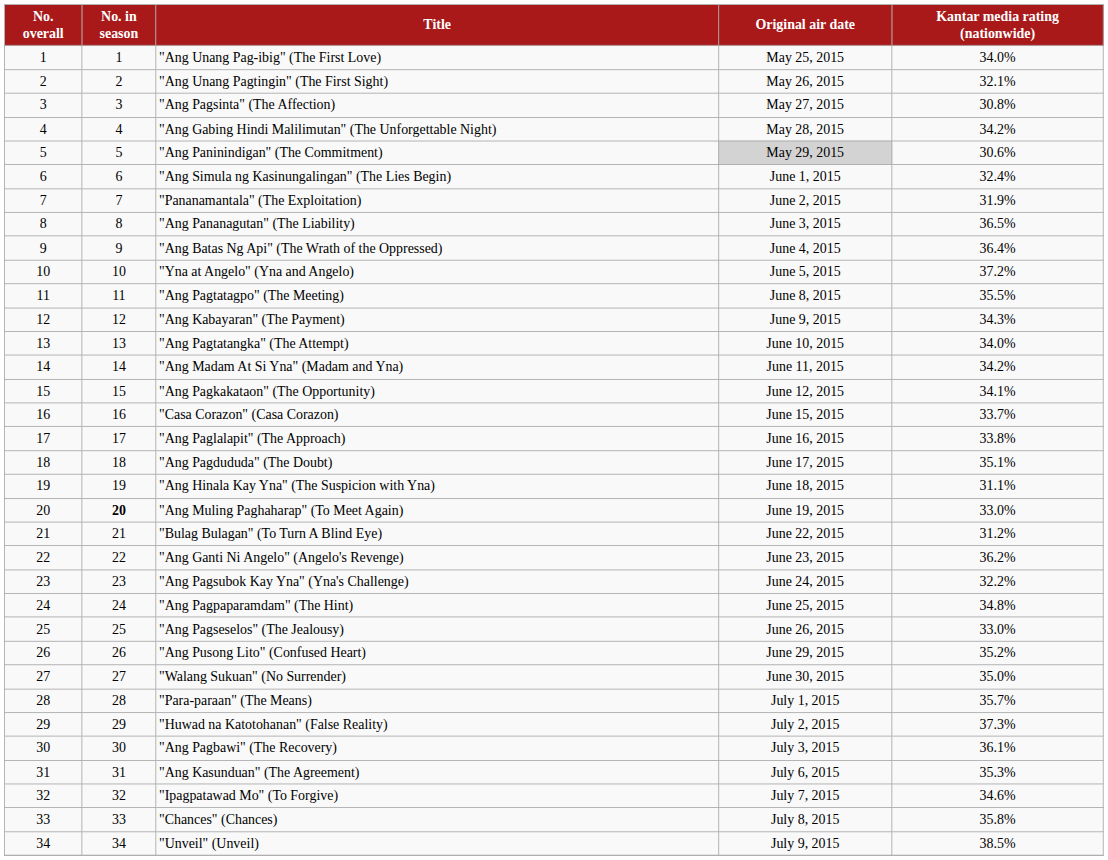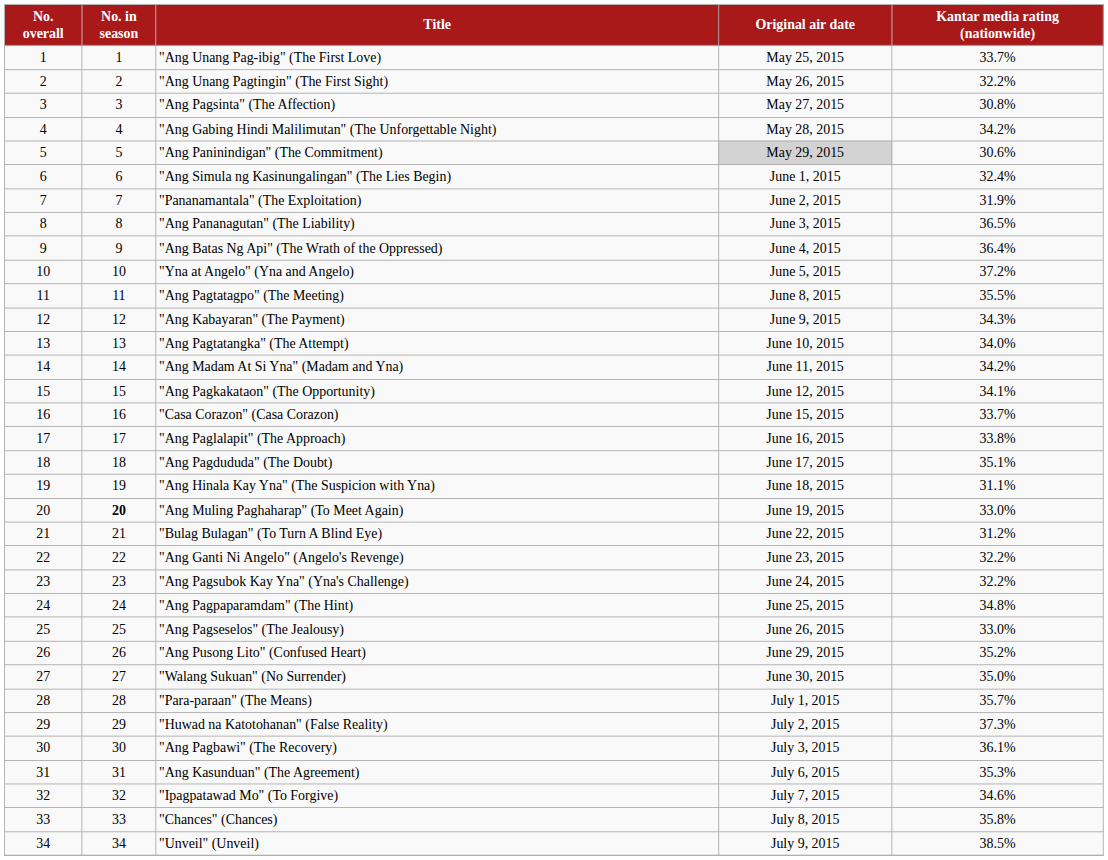(998, 57) 34.0% -> (998, 57) 33.7%
(998, 81) 32.1% -> (998, 81) 32.2%
(998, 557) 36.2% -> (998, 557) 32.2%
